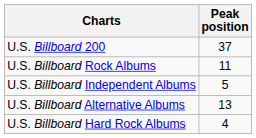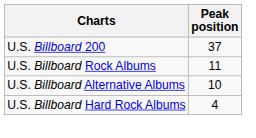- row: (101, 85)
(225, 104) 13 -> (215, 85) 10
